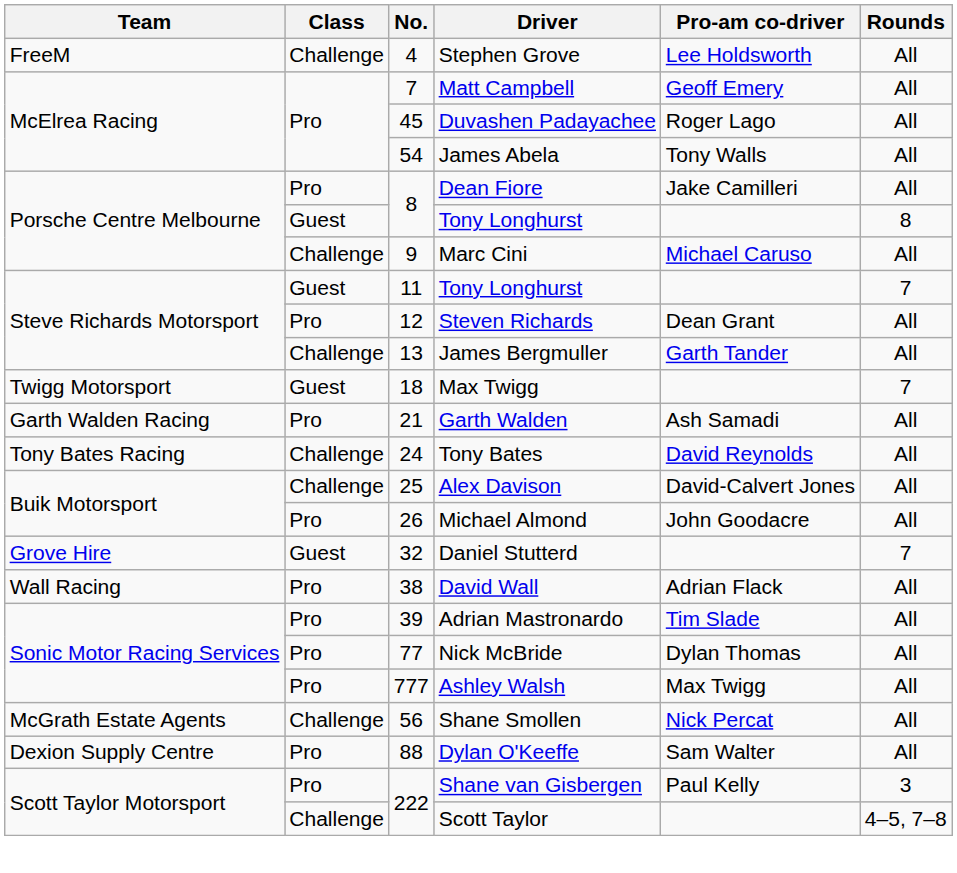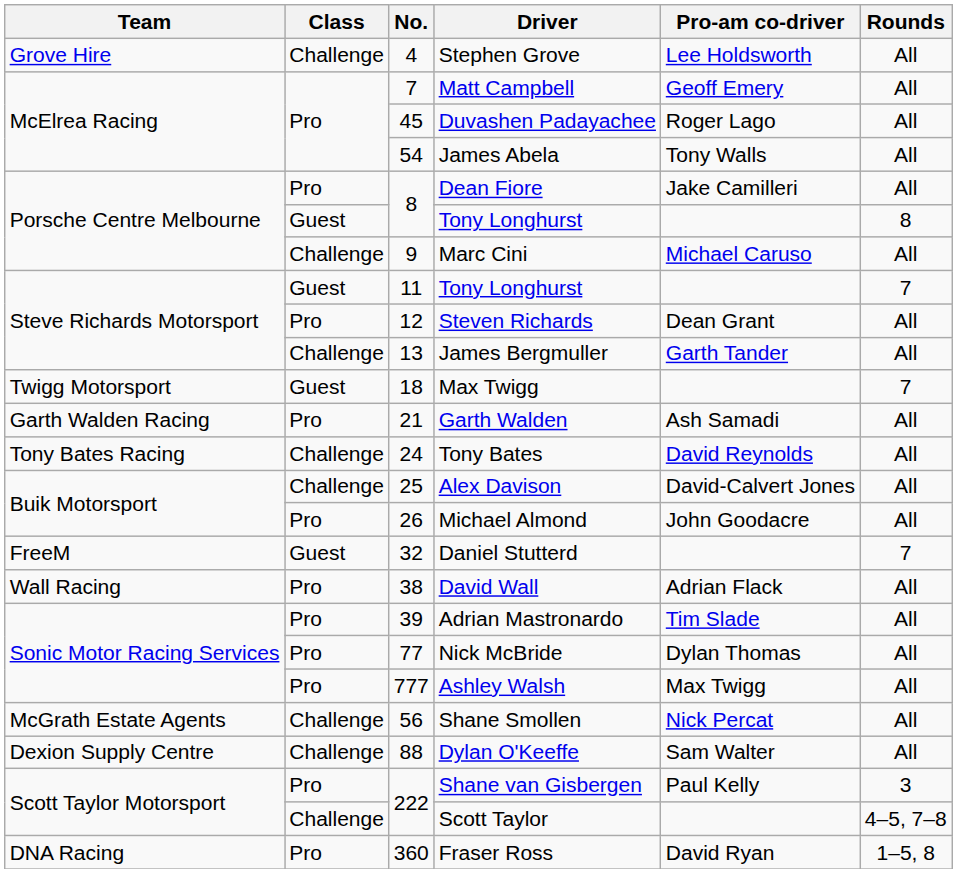(40, 55) FreeM -> (60, 55) Grove Hire
(60, 553) Grove Hire -> (40, 553) FreeM
(306, 752) Pro -> (337, 752) Challenge
+ row: (411, 852)
